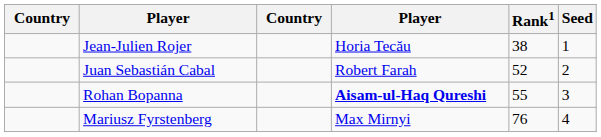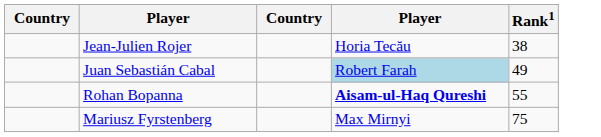- column: (577, 18)
(376, 70) no background -> (376, 70) lightblue background
(520, 70) 52 -> (520, 70) 49
(520, 119) 76 -> (520, 119) 75
